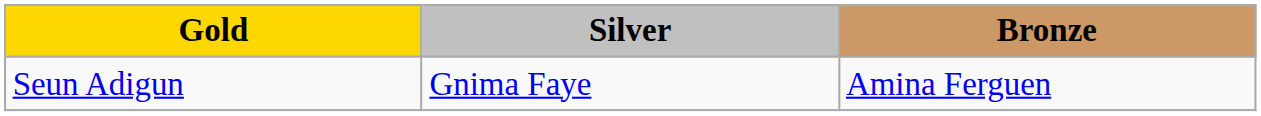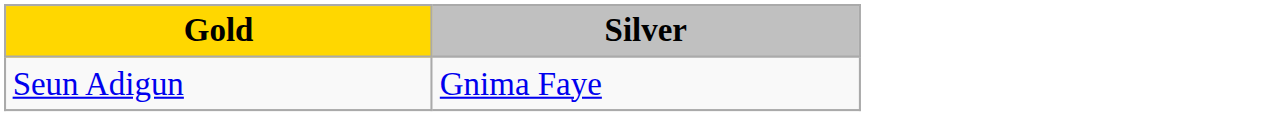- column: (1047, 30)
